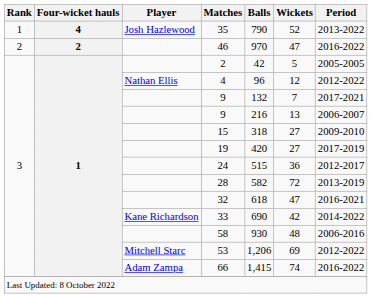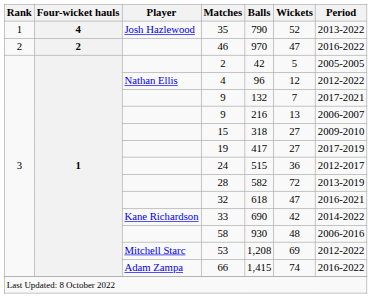(259, 149) 420 -> (259, 149) 417
(259, 251) 1,206 -> (259, 251) 1,208
